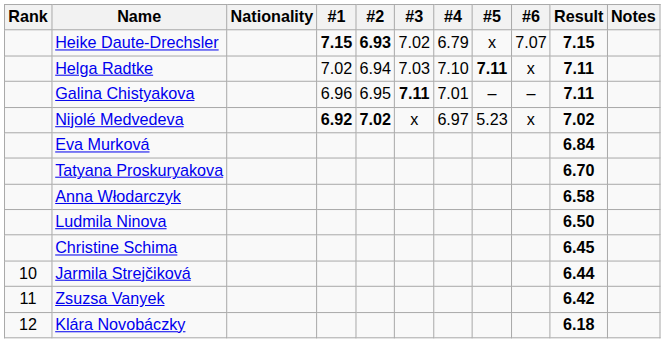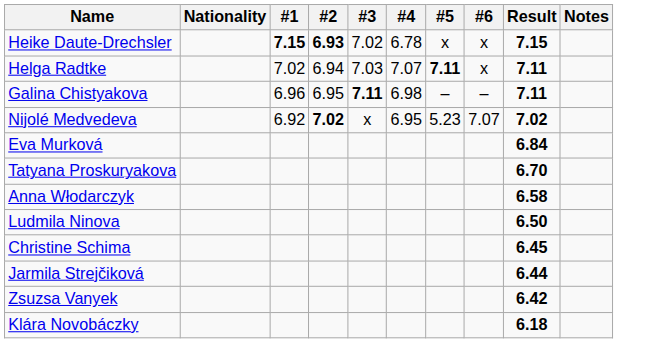- column: (28, 17)
(453, 42) 6.79 -> (406, 42) 6.78
(531, 42) 7.07 -> (484, 42) x
(453, 68) 7.10 -> (406, 68) 7.07
(453, 94) 7.01 -> (406, 94) 6.98
(336, 119) bold -> (289, 119) normal
(453, 119) 6.97 -> (406, 119) 6.95
(531, 119) x -> (484, 119) 7.07
